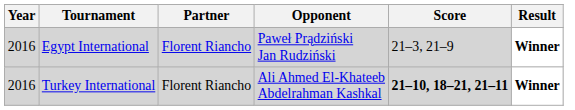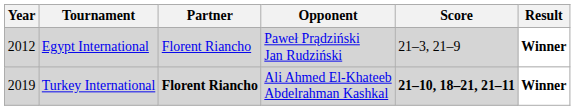(22, 47) 2016 -> (22, 47) 2012
(22, 86) 2016 -> (22, 86) 2019
(206, 86) normal -> (210, 86) bold
